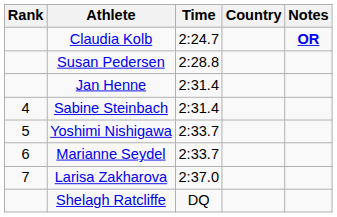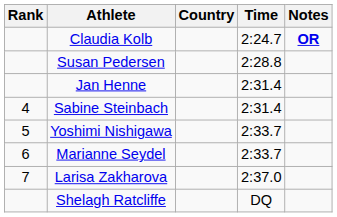columns swapped: (254, 16) <-> (199, 16)
